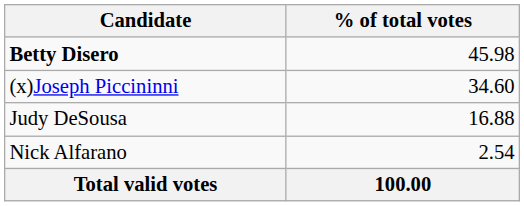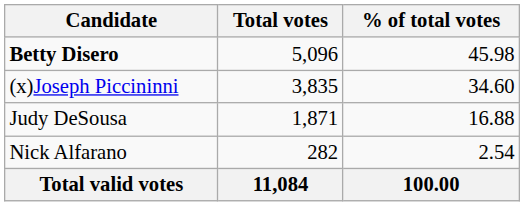+ column: (280, 20)
